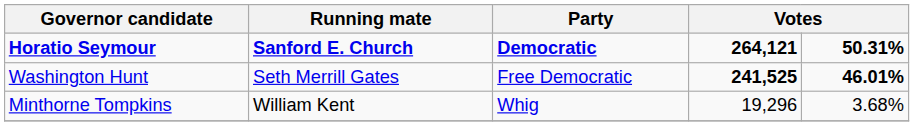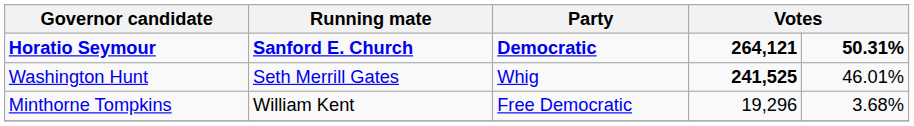(565, 76) Free Democratic -> (518, 76) Whig
(873, 76) bold -> (873, 76) normal
(518, 105) Whig -> (565, 105) Free Democratic
